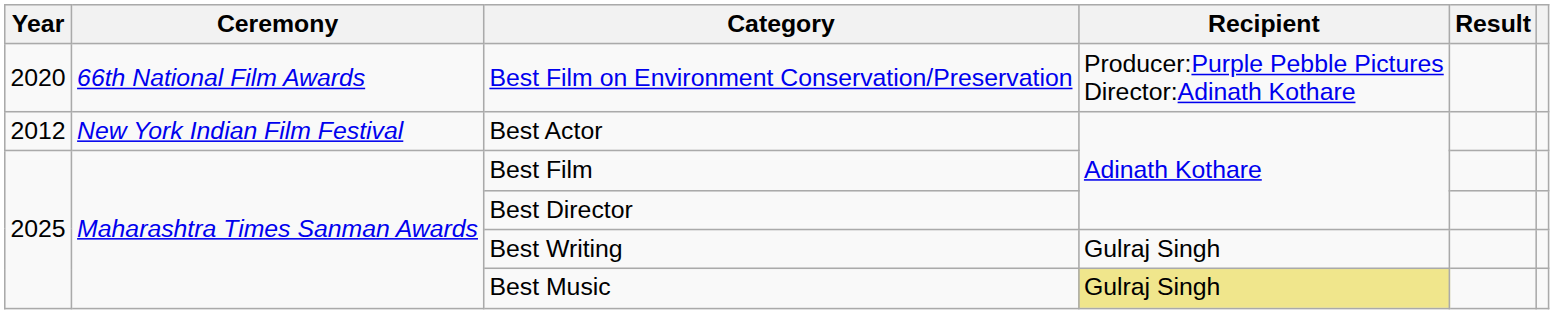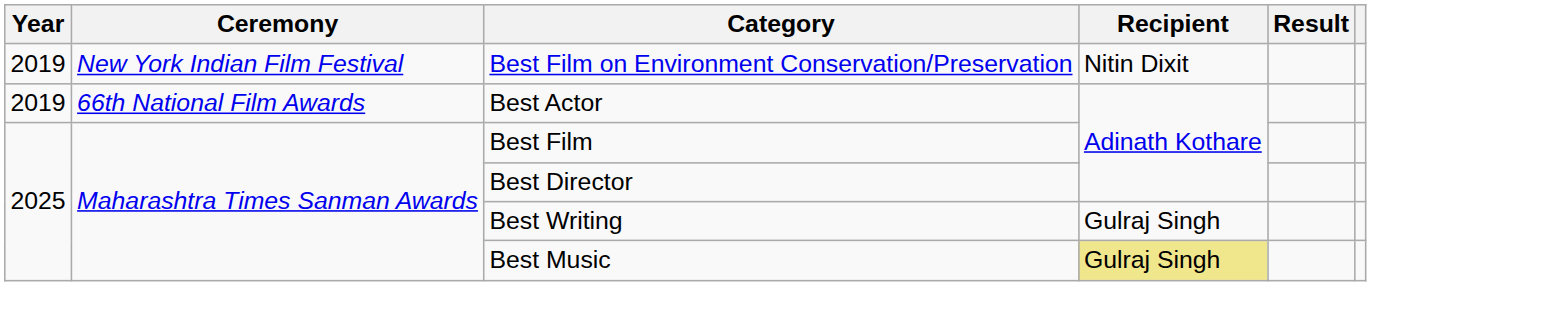(38, 77) 2020 -> (38, 63) 2019
(221, 77) 66th National Film Awards -> (240, 63) New York Indian Film Festival
(1264, 77) Producer:Purple Pebble Pictures Director:Adinath Kothare -> (1136, 63) Nitin Dixit
(38, 130) 2012 -> (38, 102) 2019
(240, 130) New York Indian Film Festival -> (221, 102) 66th National Film Awards
